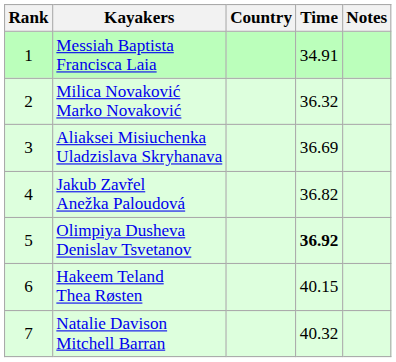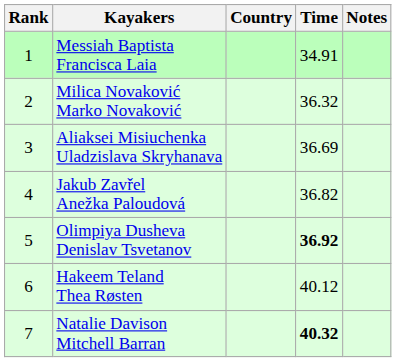(319, 286) 40.15 -> (319, 286) 40.12
(319, 333) normal -> (319, 333) bold
